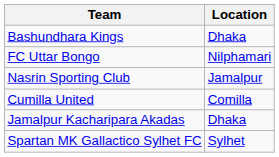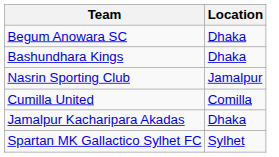+ row: (67, 36)
- row: (54, 57)
